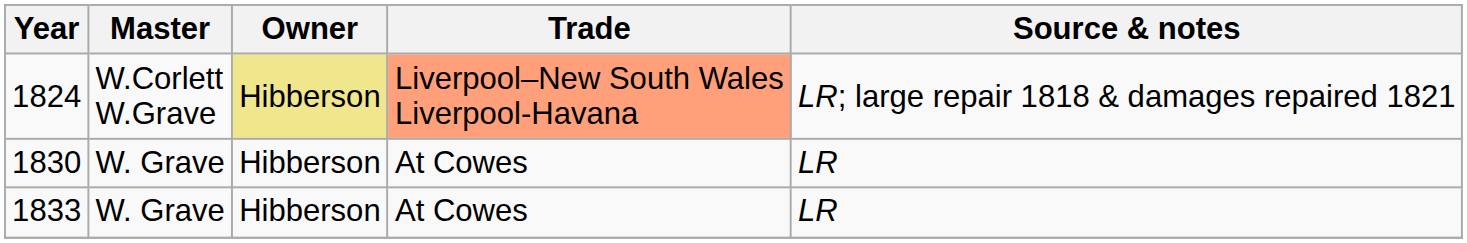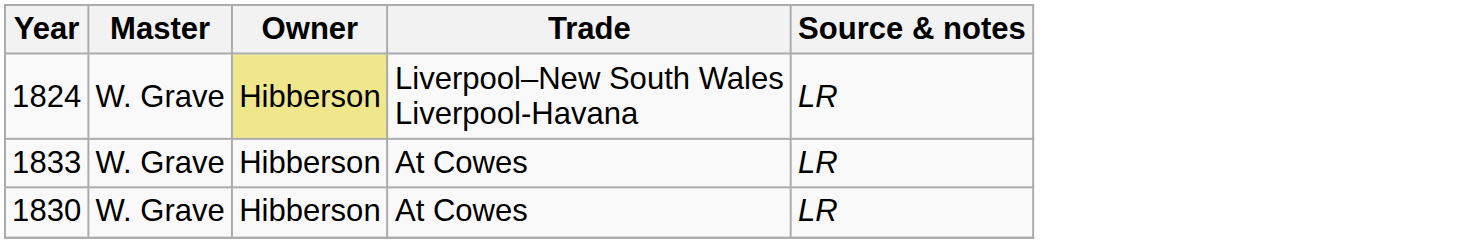(159, 95) W.Corlett W.Grave -> (160, 95) W. Grave
(589, 95) lightsalmon background -> (589, 95) no background
(1127, 95) LR; large repair 1818 & damages repaired 1821 -> (818, 95) LR
rows swapped: (47, 162) <-> (47, 211)
